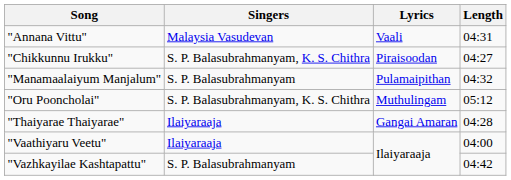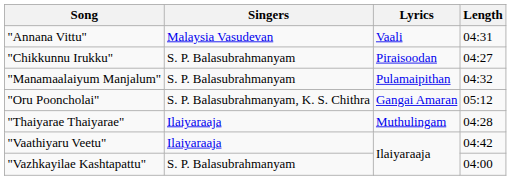(268, 57) S. P. Balasubrahmanyam, K. S. Chithra -> (231, 57) S. P. Balasubrahmanyam
(411, 100) Muthulingam -> (417, 100) Gangai Amaran
(417, 121) Gangai Amaran -> (411, 121) Muthulingam
(478, 143) 04:00 -> (478, 143) 04:42
(478, 164) 04:42 -> (478, 164) 04:00
